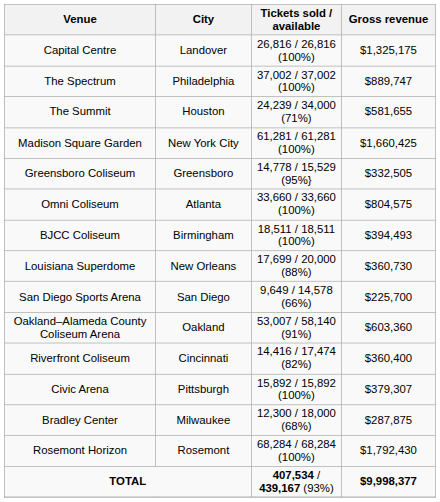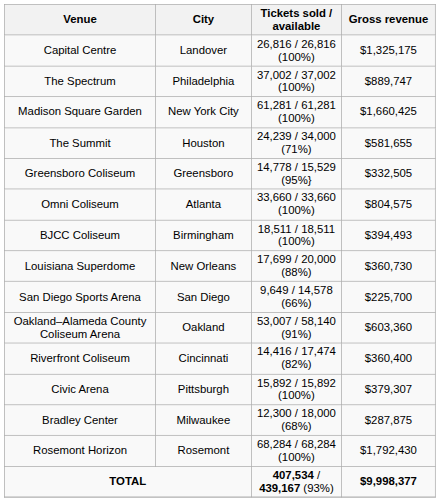rows swapped: (80, 143) <-> (80, 112)
